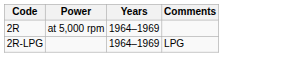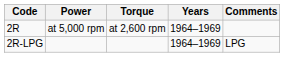+ column: (137, 12)
